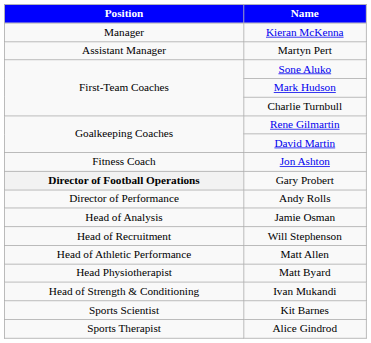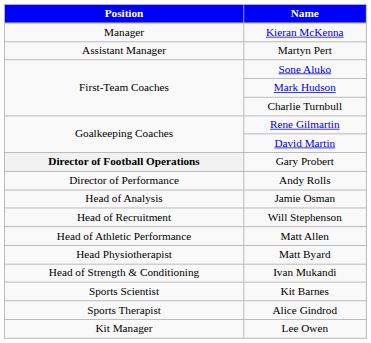- row: (305, 162)
+ row: (305, 329)
